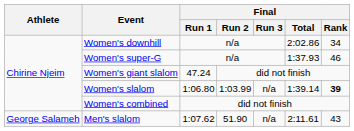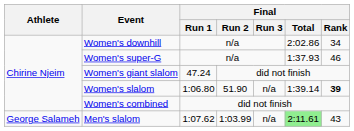(235, 89) 1:03.99 -> (235, 89) 51.90
(235, 119) 51.90 -> (235, 119) 1:03.99
(303, 119) no background -> (303, 119) lightgreen background
